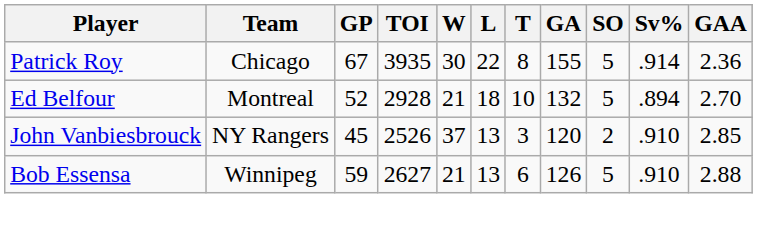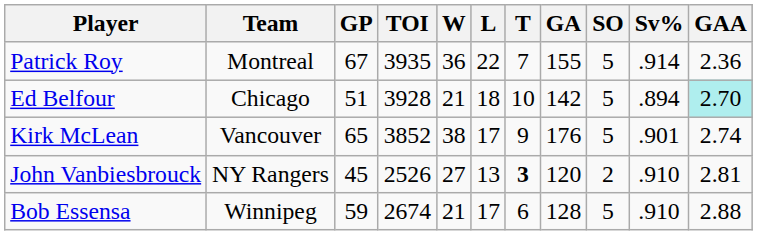(271, 60) Chicago -> (270, 60) Montreal
(454, 60) 30 -> (454, 60) 36
(523, 60) 8 -> (523, 60) 7
(270, 98) Montreal -> (271, 98) Chicago
(356, 98) 52 -> (356, 98) 51
(407, 98) 2928 -> (407, 98) 3928
(563, 98) 132 -> (563, 98) 142
(721, 98) no background -> (721, 98) paleturquoise background
+ row: (74, 135)
(454, 135) 37 -> (454, 173) 27
(523, 135) normal -> (523, 173) bold
(721, 135) 2.85 -> (721, 173) 2.81
(407, 173) 2627 -> (407, 211) 2674
(488, 173) 13 -> (488, 211) 17
(563, 173) 126 -> (563, 211) 128
